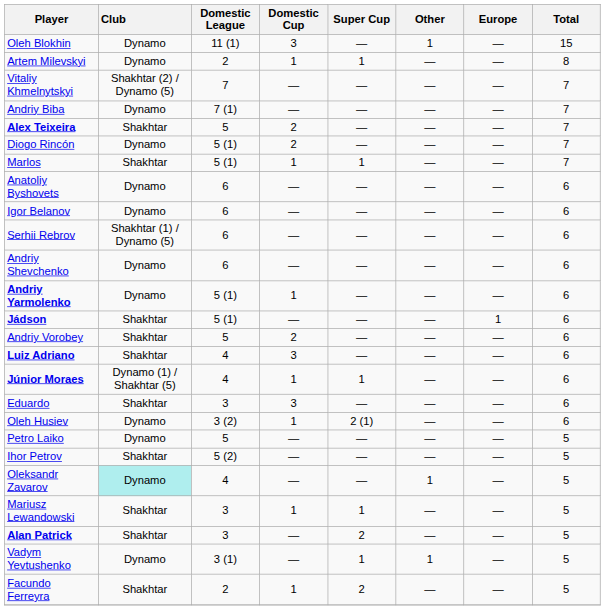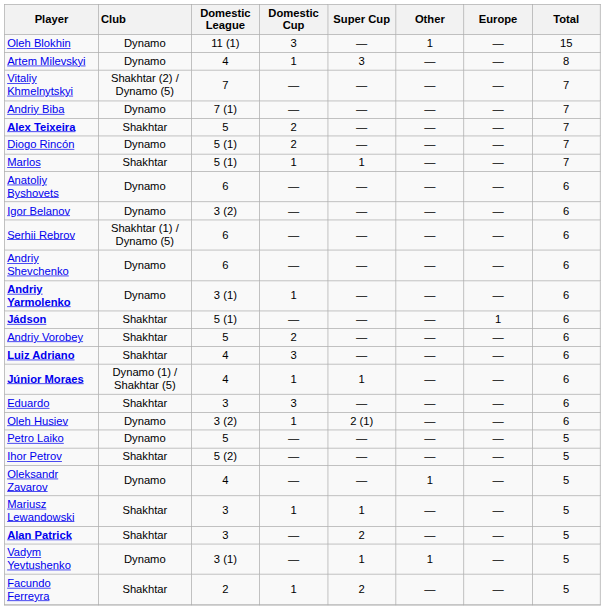(225, 61) 2 -> (225, 61) 4
(362, 61) 1 -> (362, 61) 3
(225, 211) 6 -> (225, 211) 3 (2)
(225, 295) 5 (1) -> (225, 295) 3 (1)
(145, 480) paleturquoise background -> (145, 480) no background
